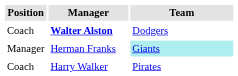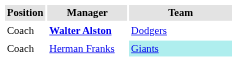(26, 48) Manager -> (20, 48) Coach
- row: (79, 66)
